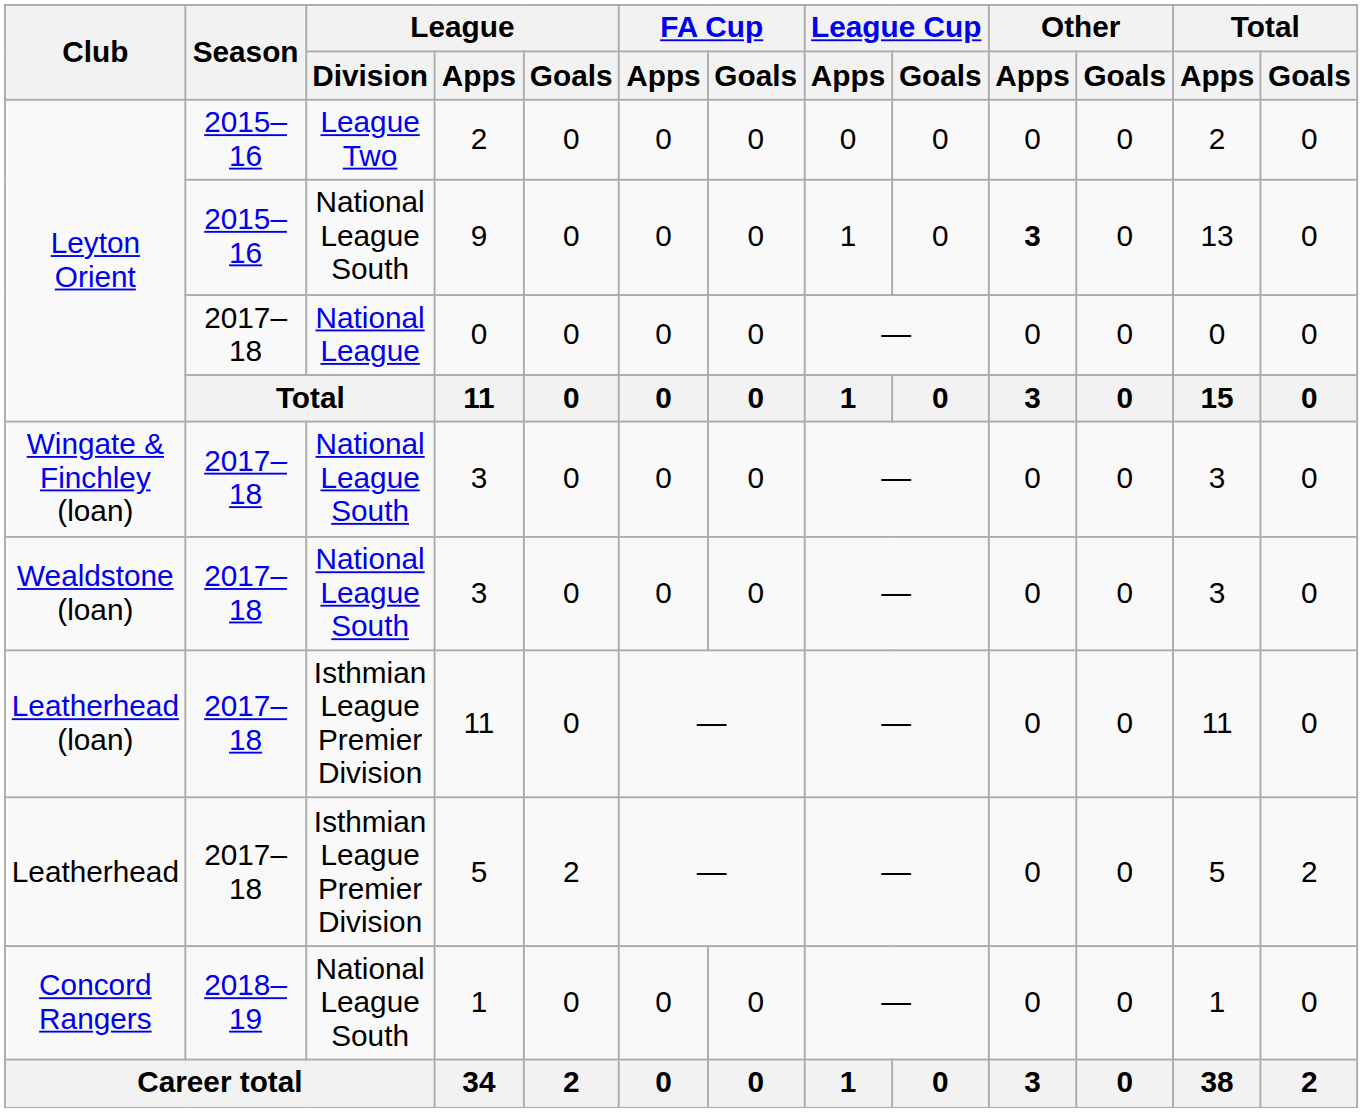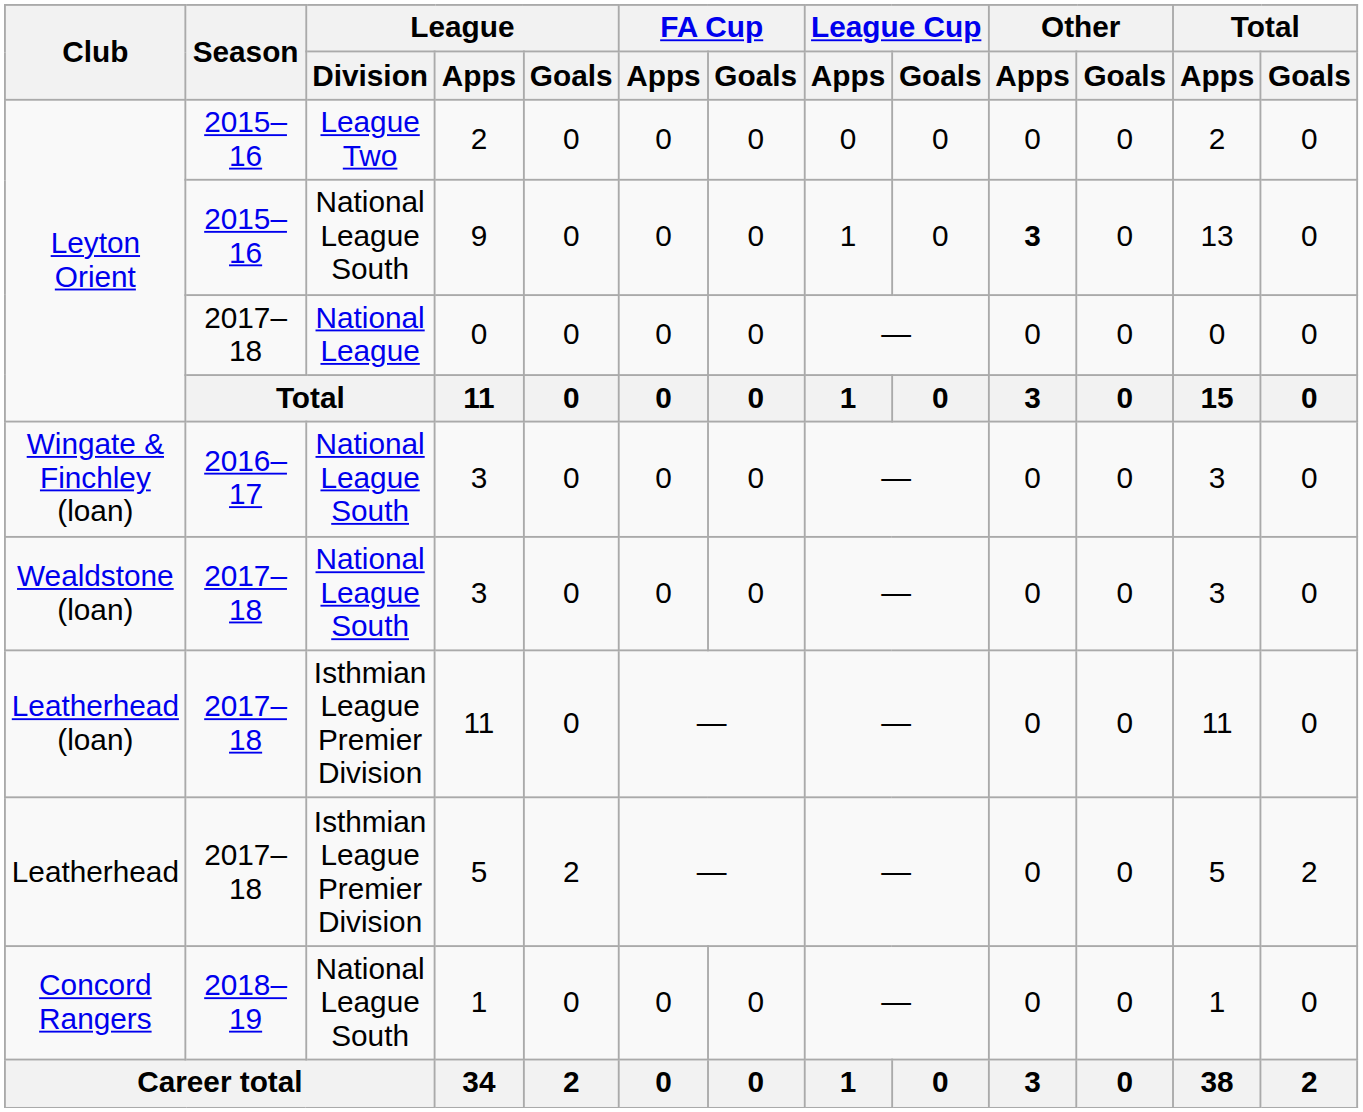(246, 478) 2017–18 -> (246, 478) 2016–17
